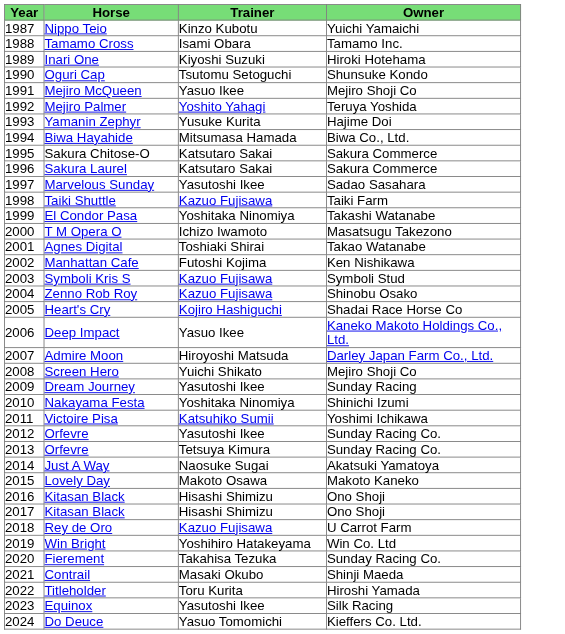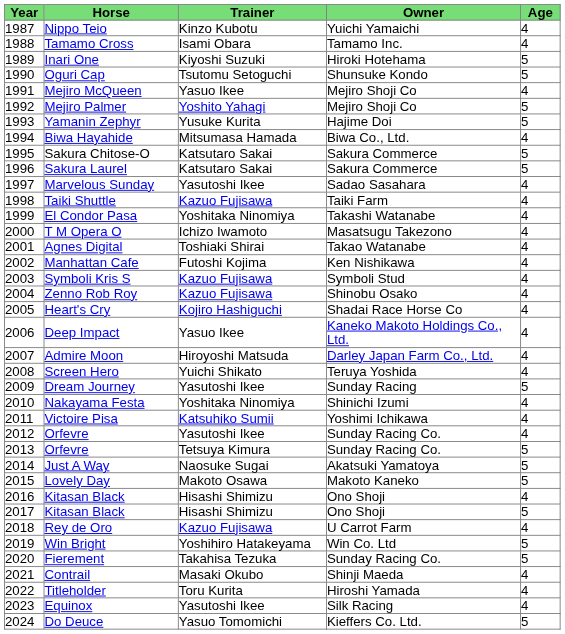+ column: (540, 12)
(372, 106) Teruya Yoshida -> (372, 106) Mejiro Shoji Co
(372, 371) Mejiro Shoji Co -> (372, 371) Teruya Yoshida
